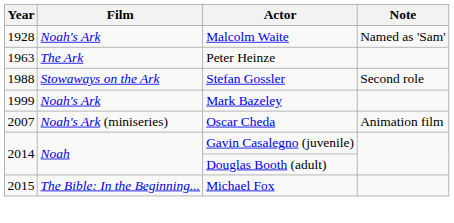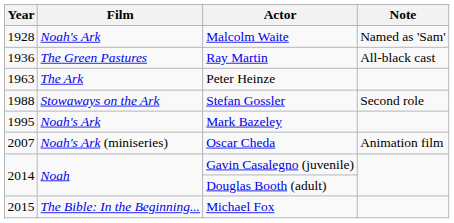+ row: (237, 57)
(21, 100) 1999 -> (21, 121) 1995
